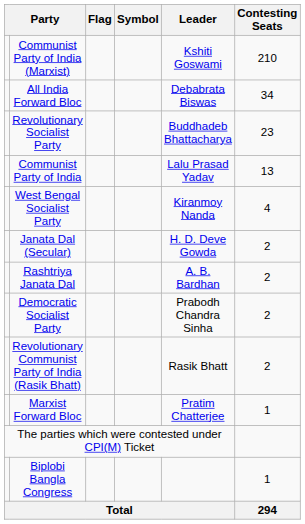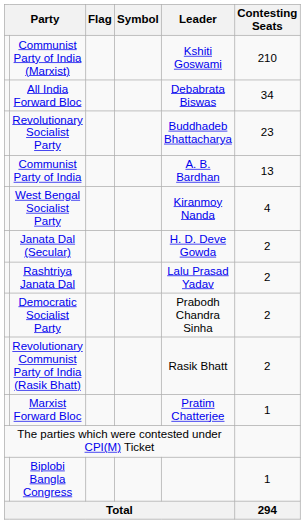(198, 170) Lalu Prasad Yadav -> (198, 170) A. B. Bardhan
(198, 277) A. B. Bardhan -> (198, 277) Lalu Prasad Yadav
